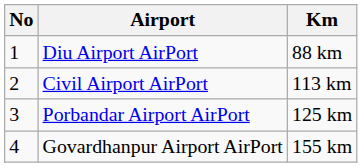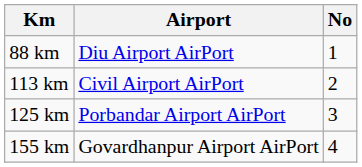columns swapped: (21, 20) <-> (322, 20)
